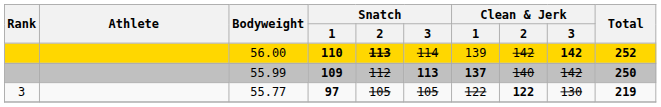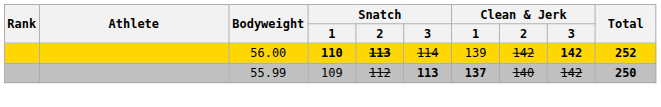(332, 73) bold -> (332, 73) normal
- row: (268, 92)
